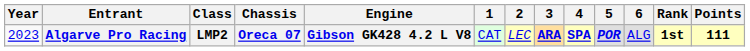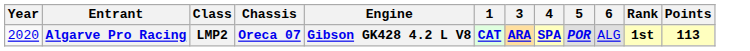- column: (519, 15)
(23, 35) 2023 -> (23, 35) 2020
(490, 35) normal -> (490, 35) bold
(718, 35) 111 -> (688, 35) 113
